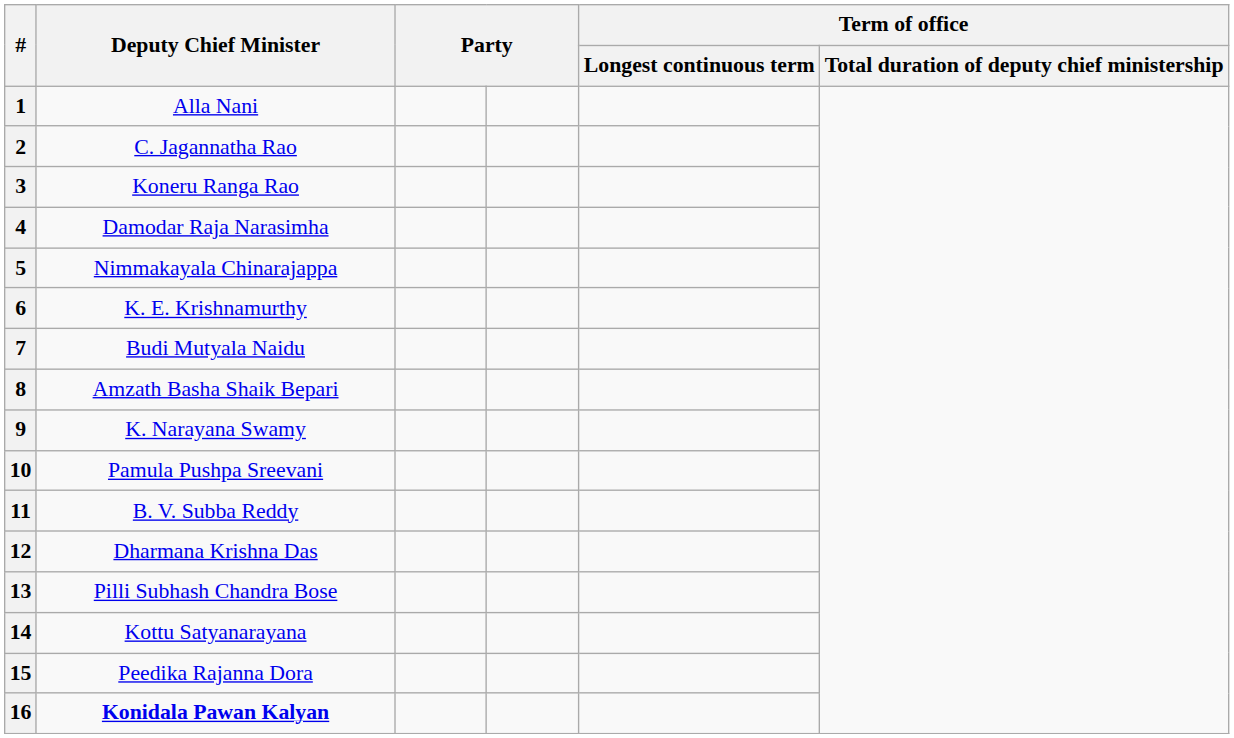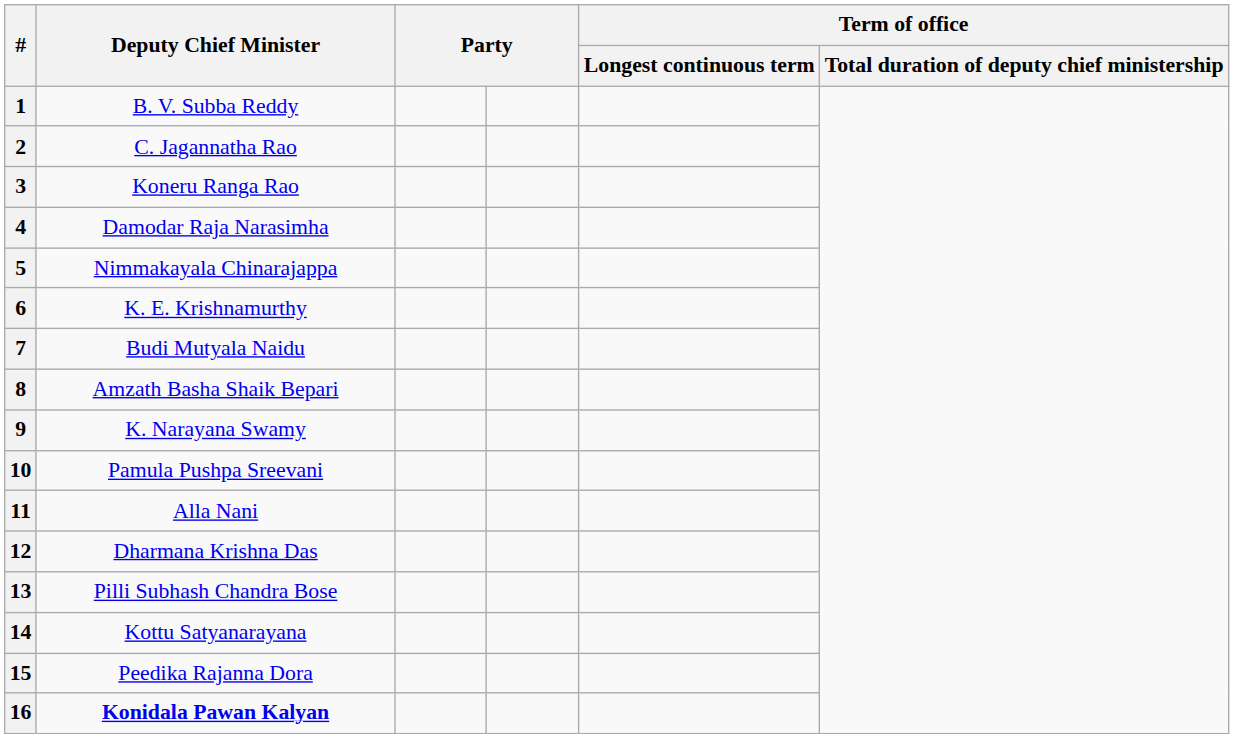(216, 105) Alla Nani -> (216, 105) B. V. Subba Reddy
(216, 510) B. V. Subba Reddy -> (216, 510) Alla Nani
